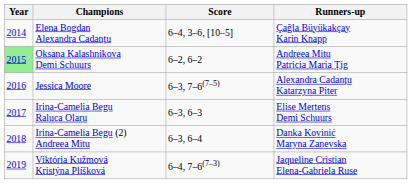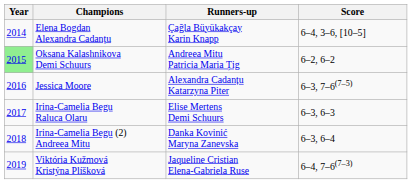columns swapped: (340, 12) <-> (220, 12)
